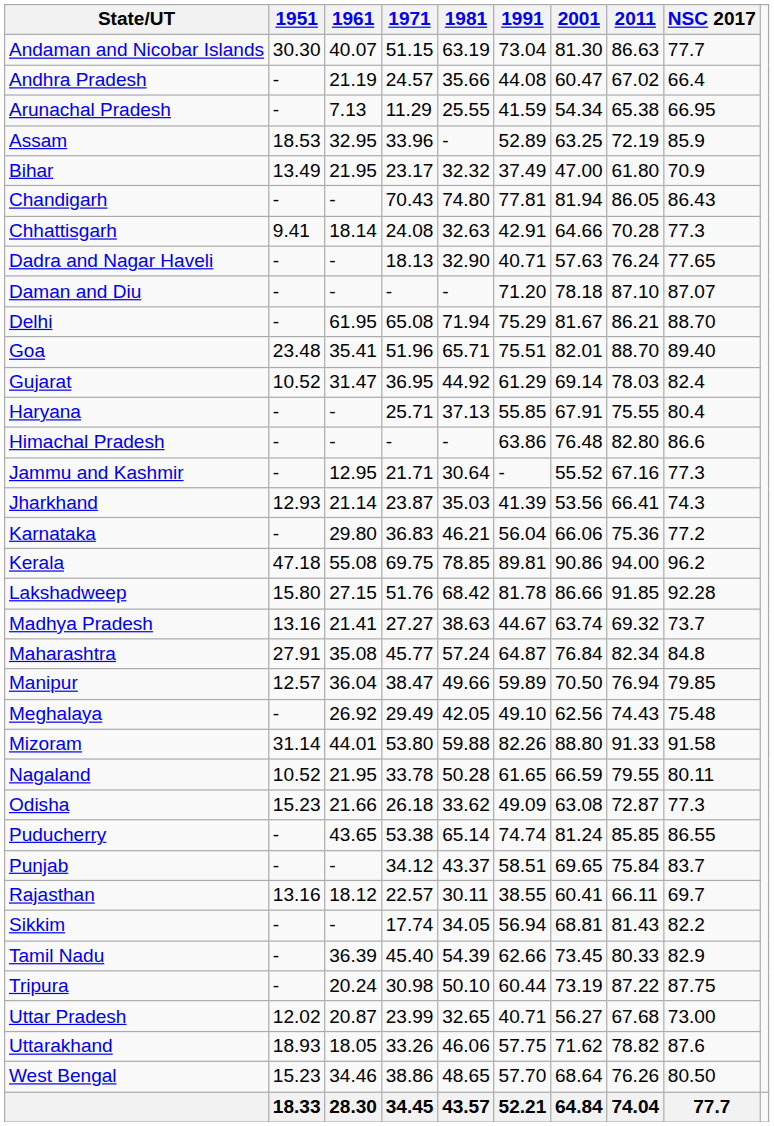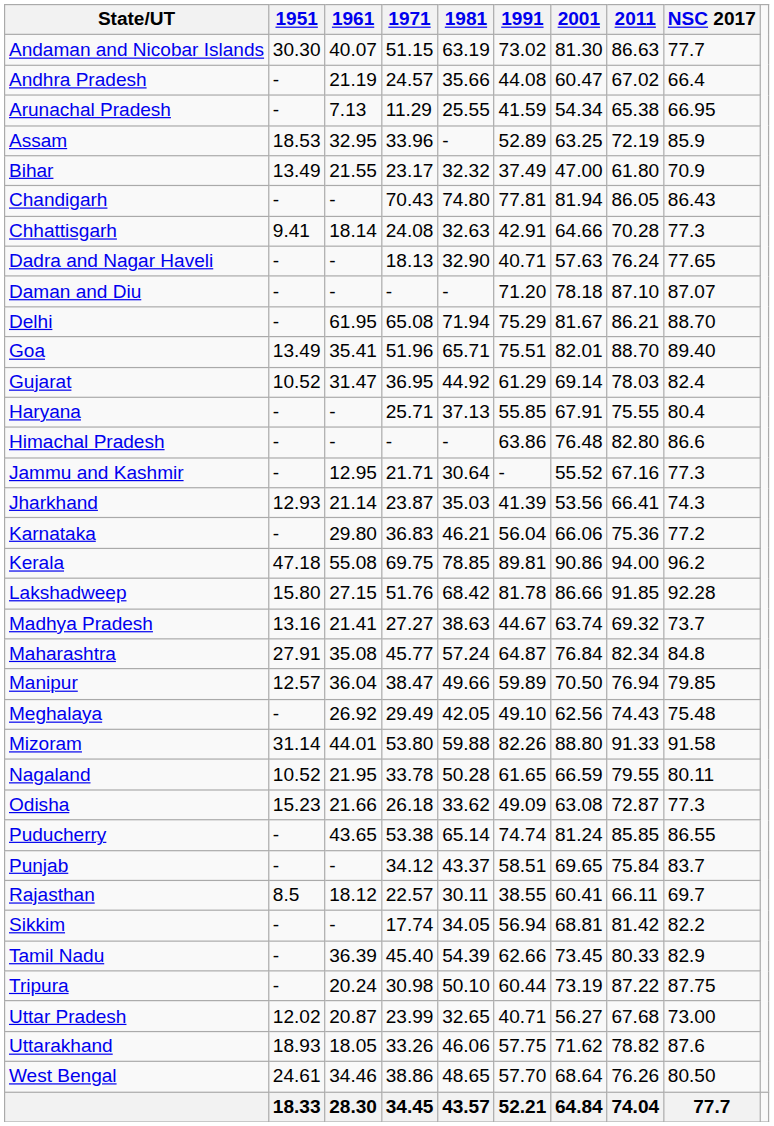(522, 49) 73.04 -> (522, 49) 73.02
(353, 170) 21.95 -> (353, 170) 21.55
(297, 351) 23.48 -> (297, 351) 13.49
(297, 895) 13.16 -> (286, 895) 8.5
(635, 925) 81.43 -> (635, 925) 81.42
(297, 1076) 15.23 -> (297, 1076) 24.61
